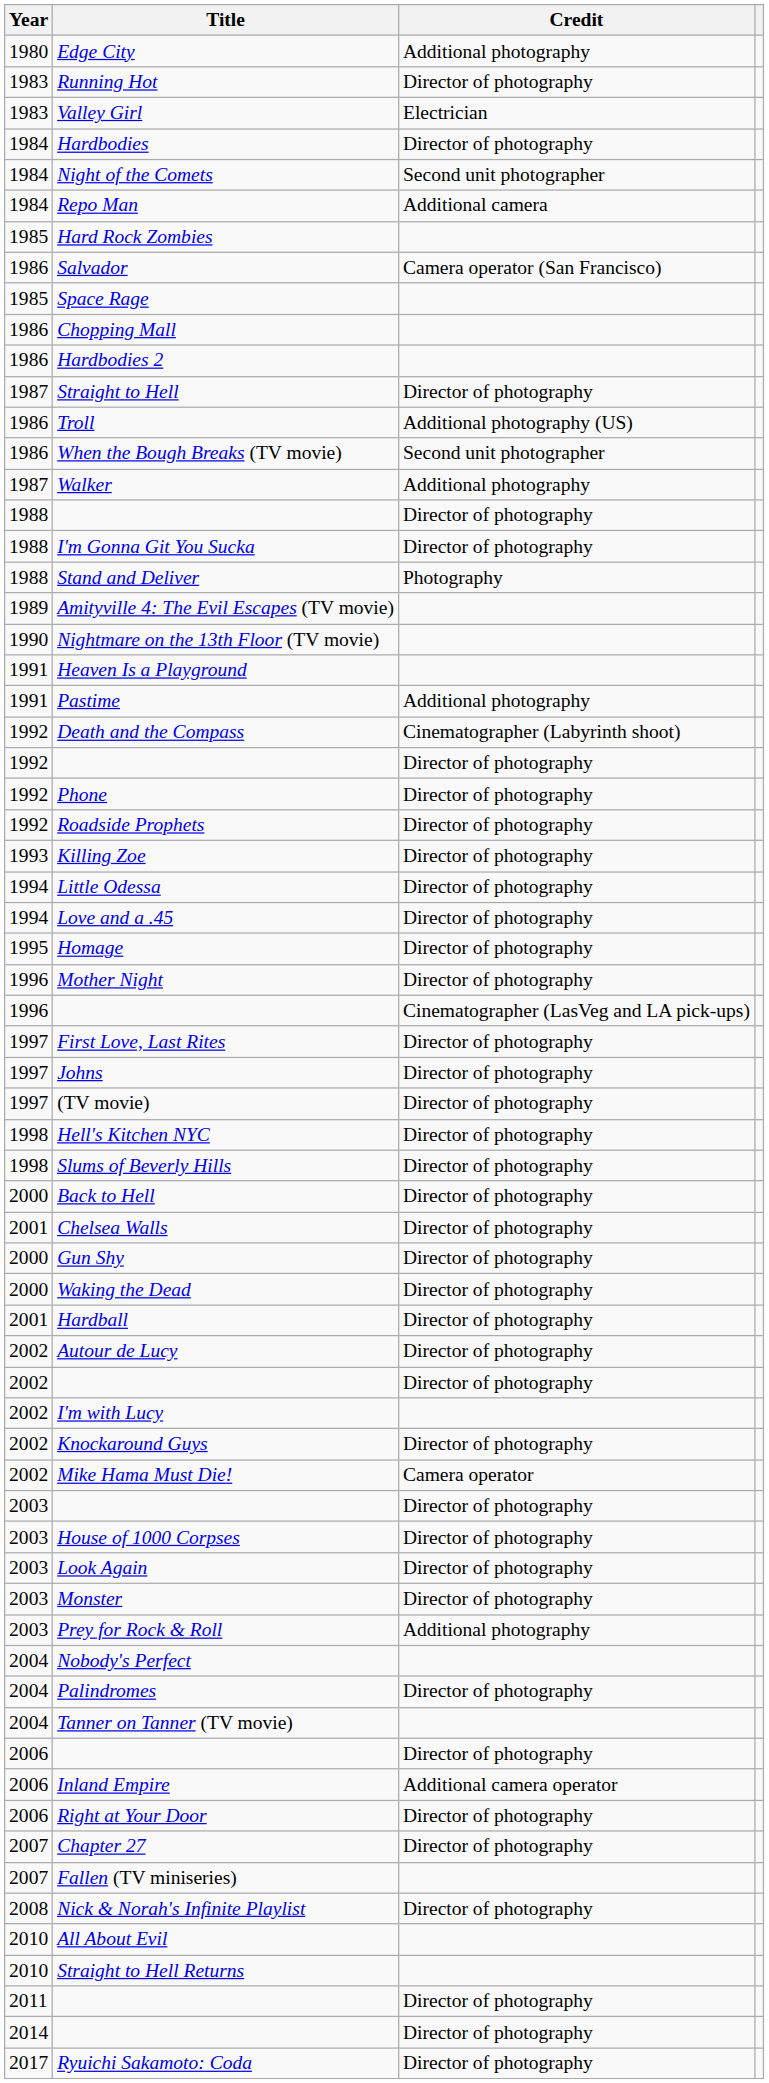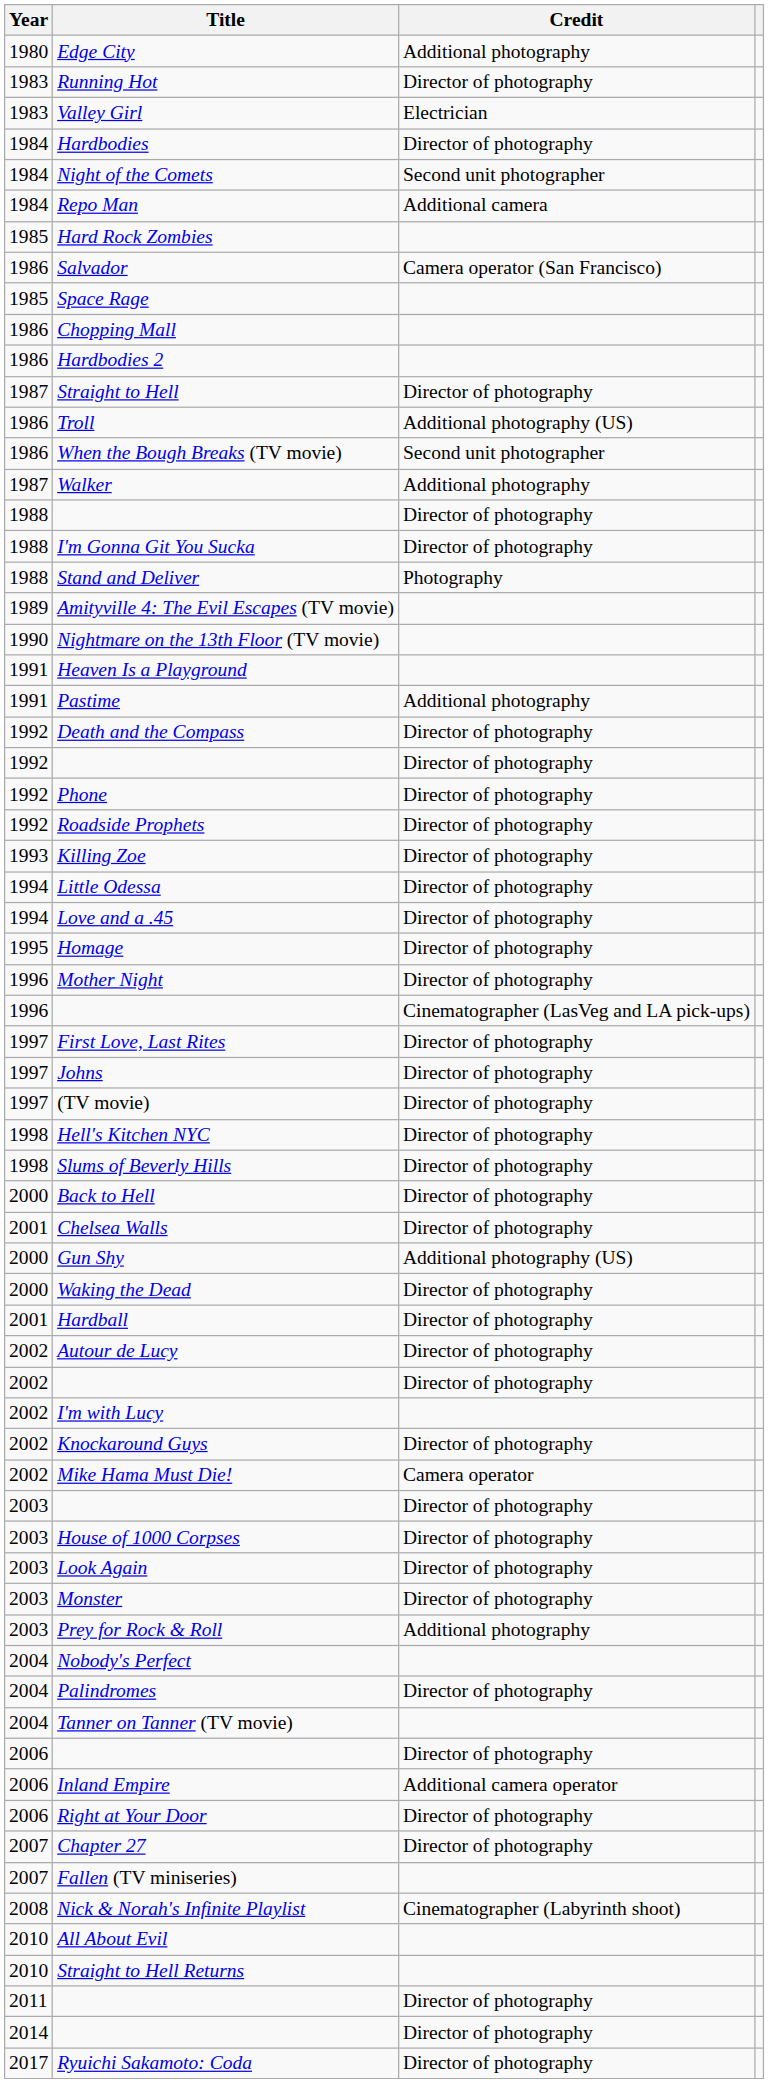(542, 732) Cinematographer (Labyrinth shoot) -> (498, 732) Director of photography
(498, 1258) Director of photography -> (518, 1258) Additional photography (US)
(498, 1908) Director of photography -> (542, 1908) Cinematographer (Labyrinth shoot)
